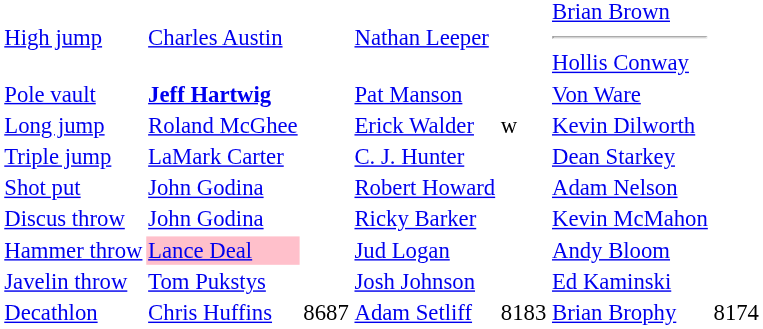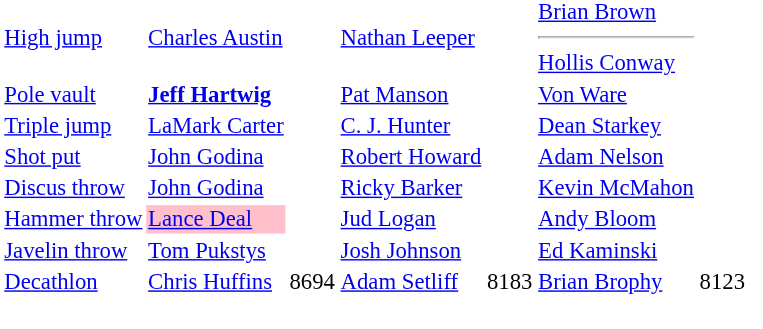- row: (54, 125)
(326, 312) 8687 -> (312, 281) 8694
(736, 312) 8174 -> (722, 281) 8123
